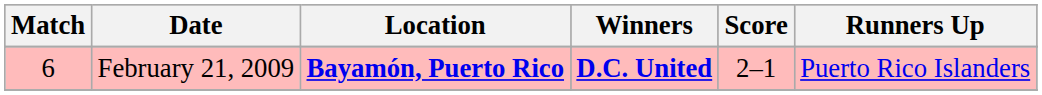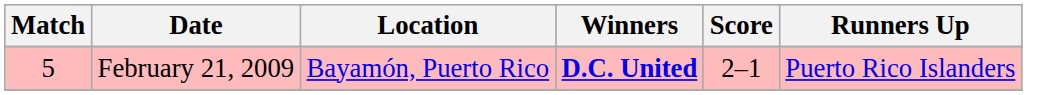(48, 68) 6 -> (48, 68) 5
(435, 68) bold -> (428, 68) normal
